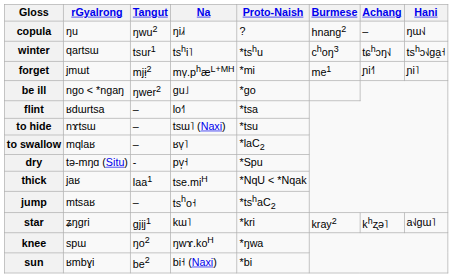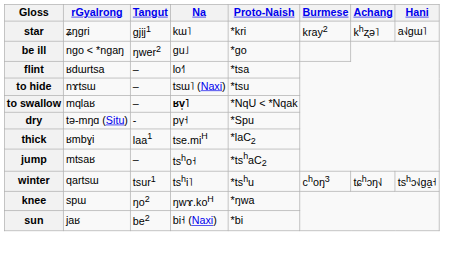- row: (34, 31)
rows swapped: (34, 223) <-> (34, 51)
- row: (34, 71)
(180, 144) normal -> (181, 103) bold
(252, 145) *laC2 -> (264, 103) *NqU < *Nqak
(73, 181) jaʁ -> (80, 139) ʁmbɣi
(273, 181) *NqU < *Nqak -> (243, 139) *laC2
(80, 262) ʁmbɣi -> (73, 220) jaʁ
